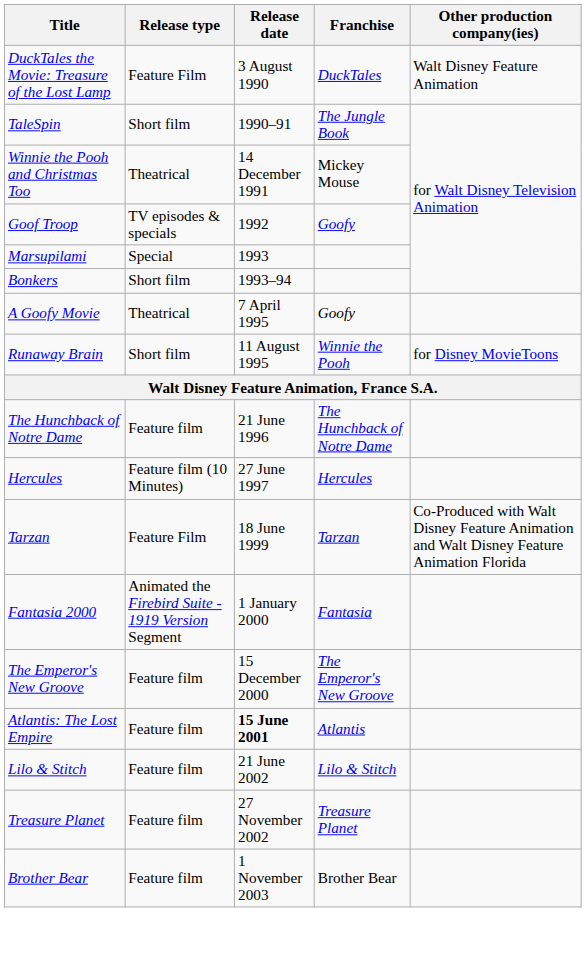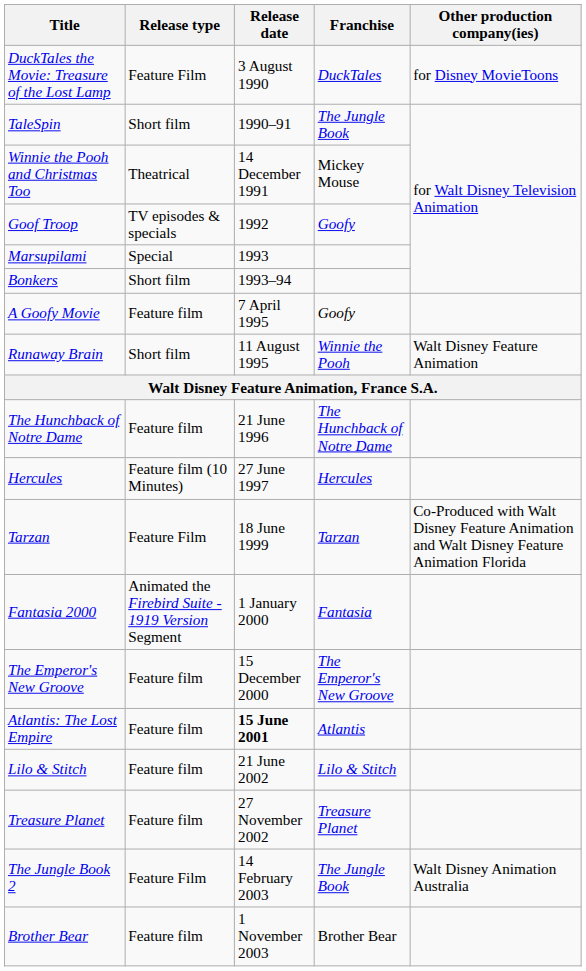(475, 74) Walt Disney Feature Animation -> (486, 74) for Disney MovieToons
(159, 313) Theatrical -> (166, 313) Feature film
(486, 354) for Disney MovieToons -> (475, 354) Walt Disney Feature Animation
+ row: (59, 877)
